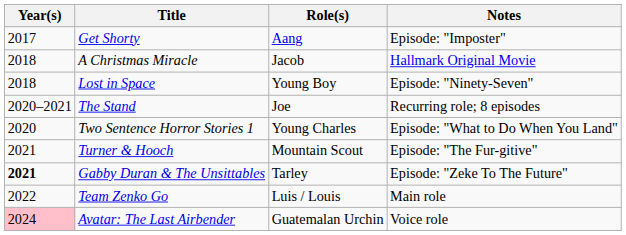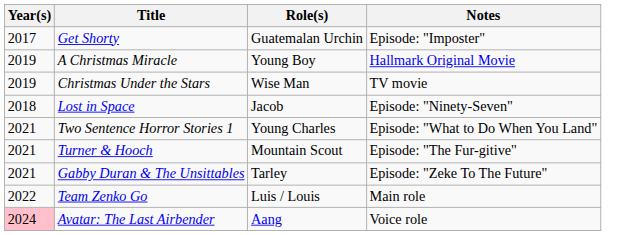(287, 38) Aang -> (307, 38) Guatemalan Urchin
(22, 60) 2018 -> (22, 60) 2019
(288, 60) Jacob -> (283, 60) Young Boy
+ row: (134, 83)
(304, 83) Young Boy -> (267, 106) Jacob
- row: (107, 106)
(22, 128) 2020 -> (22, 128) 2021
(22, 173) bold -> (22, 173) normal
(328, 219) Guatemalan Urchin -> (266, 219) Aang
